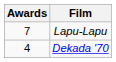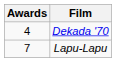rows swapped: (81, 31) <-> (81, 48)
